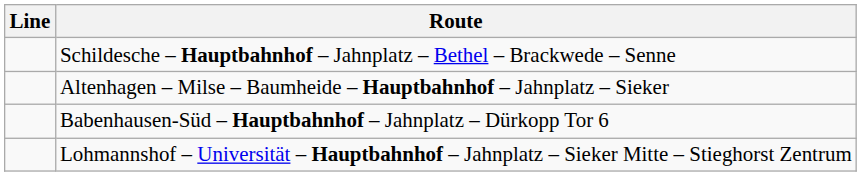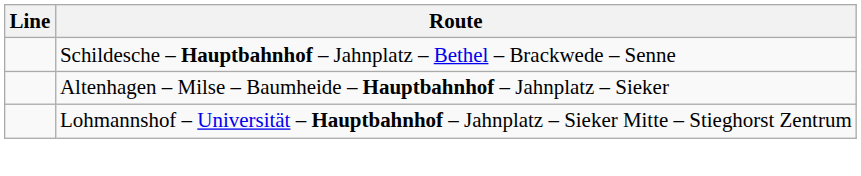- row: (334, 120)
